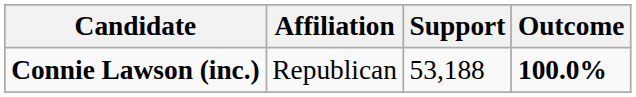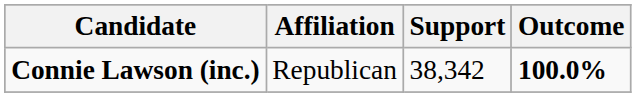(447, 69) 53,188 -> (447, 69) 38,342
